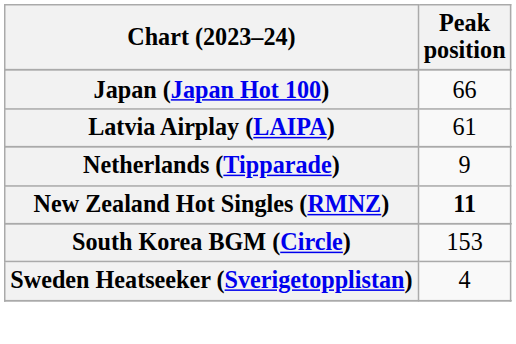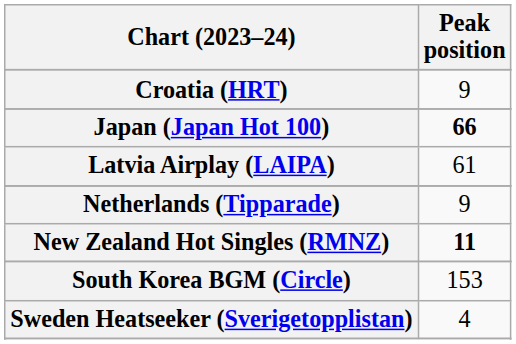+ row: (211, 89)
(465, 89) normal -> (465, 127) bold
